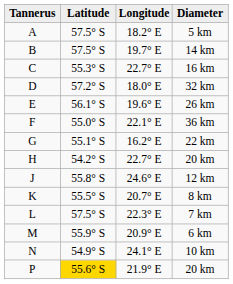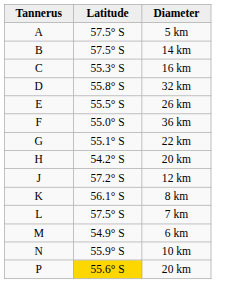- column: (144, 13)
(88, 86) 57.2° S -> (108, 86) 55.8° S
(88, 104) 56.1° S -> (108, 104) 55.5° S
(88, 178) 55.8° S -> (108, 178) 57.2° S
(88, 196) 55.5° S -> (108, 196) 56.1° S
(88, 232) 55.9° S -> (108, 232) 54.9° S
(88, 251) 54.9° S -> (108, 251) 55.9° S
